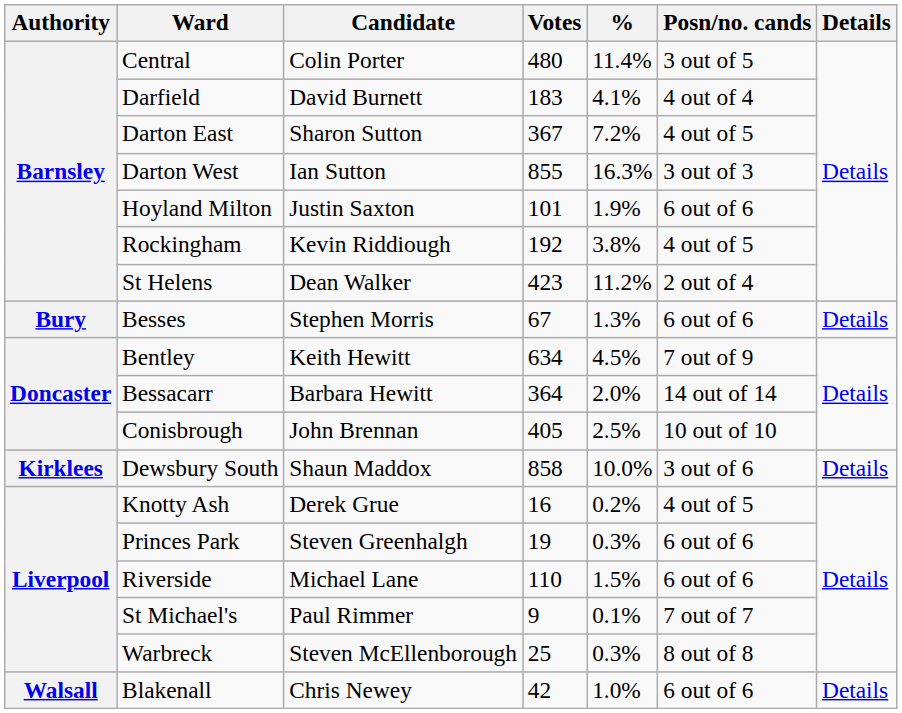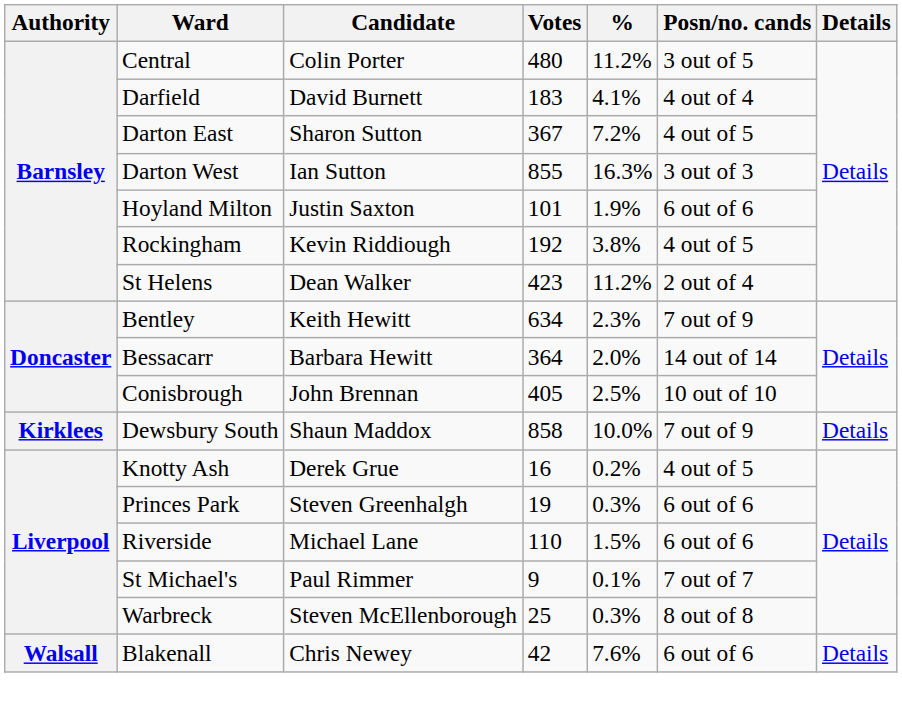(622, 60) 11.4% -> (622, 60) 11.2%
- row: (154, 319)
(616, 356) 4.5% -> (616, 319) 2.3%
(708, 467) 3 out of 6 -> (708, 430) 7 out of 9
(616, 689) 1.0% -> (616, 652) 7.6%
